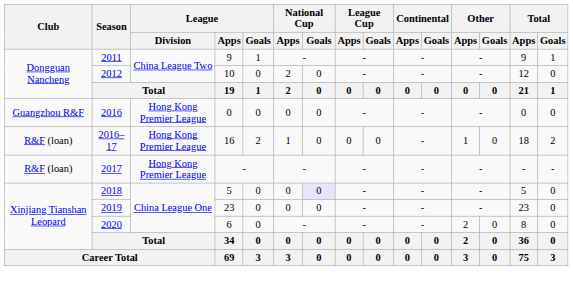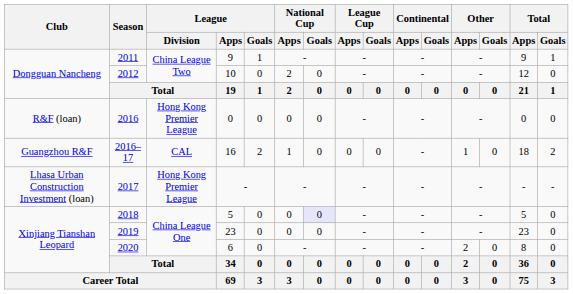(48, 112) Guangzhou R&F -> (57, 118) R&F (loan)
(48, 140) R&F (loan) -> (57, 152) Guangzhou R&F
(173, 140) Hong Kong Premier League -> (182, 152) CAL
(48, 169) R&F (loan) -> (57, 186) Lhasa Urban Construction Investment (loan)
